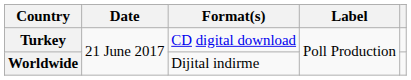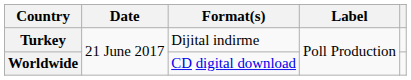(234, 39) CD digital download -> (215, 39) Dijital indirme
(215, 63) Dijital indirme -> (234, 63) CD digital download
